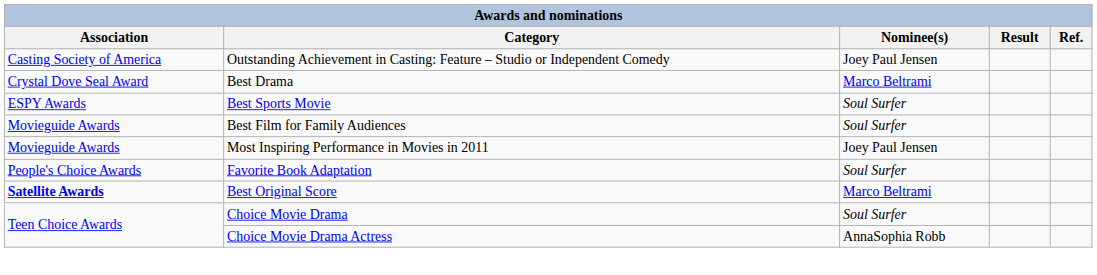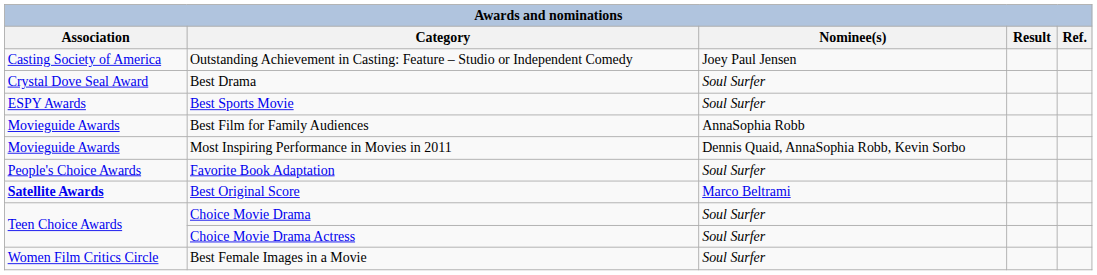(887, 81) Marco Beltrami -> (734, 81) Soul Surfer
(875, 125) Soul Surfer -> (753, 125) AnnaSophia Robb
(890, 147) Joey Paul Jensen -> (834, 147) Dennis Quaid, AnnaSophia Robb, Kevin Sorbo
(894, 236) AnnaSophia Robb -> (734, 236) Soul Surfer
+ row: (278, 258)
